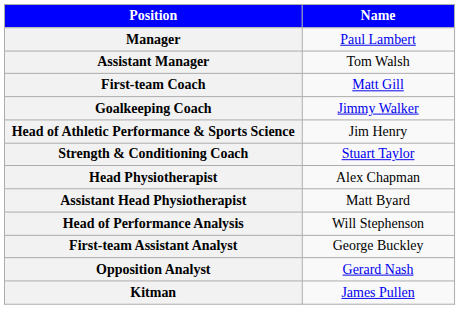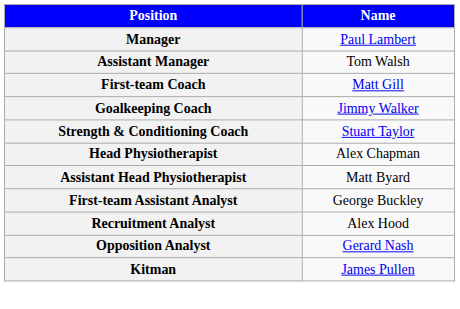- row: (153, 131)
- row: (153, 223)
+ row: (153, 223)
